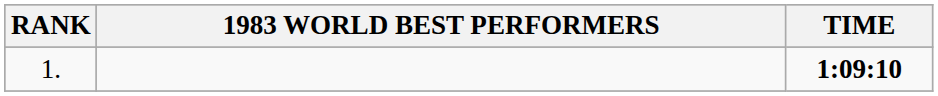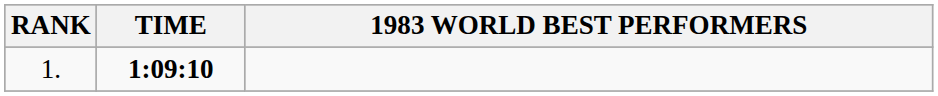columns swapped: (441, 25) <-> (859, 25)
